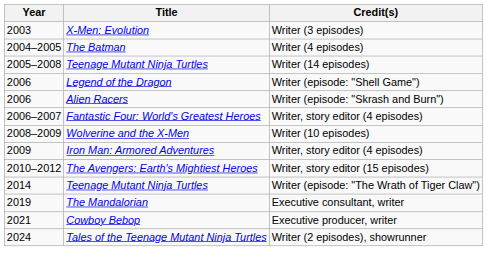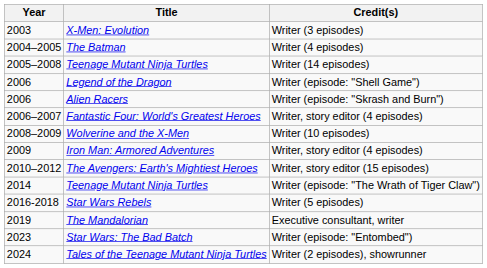+ row: (109, 202)
- row: (103, 220)
+ row: (129, 237)
